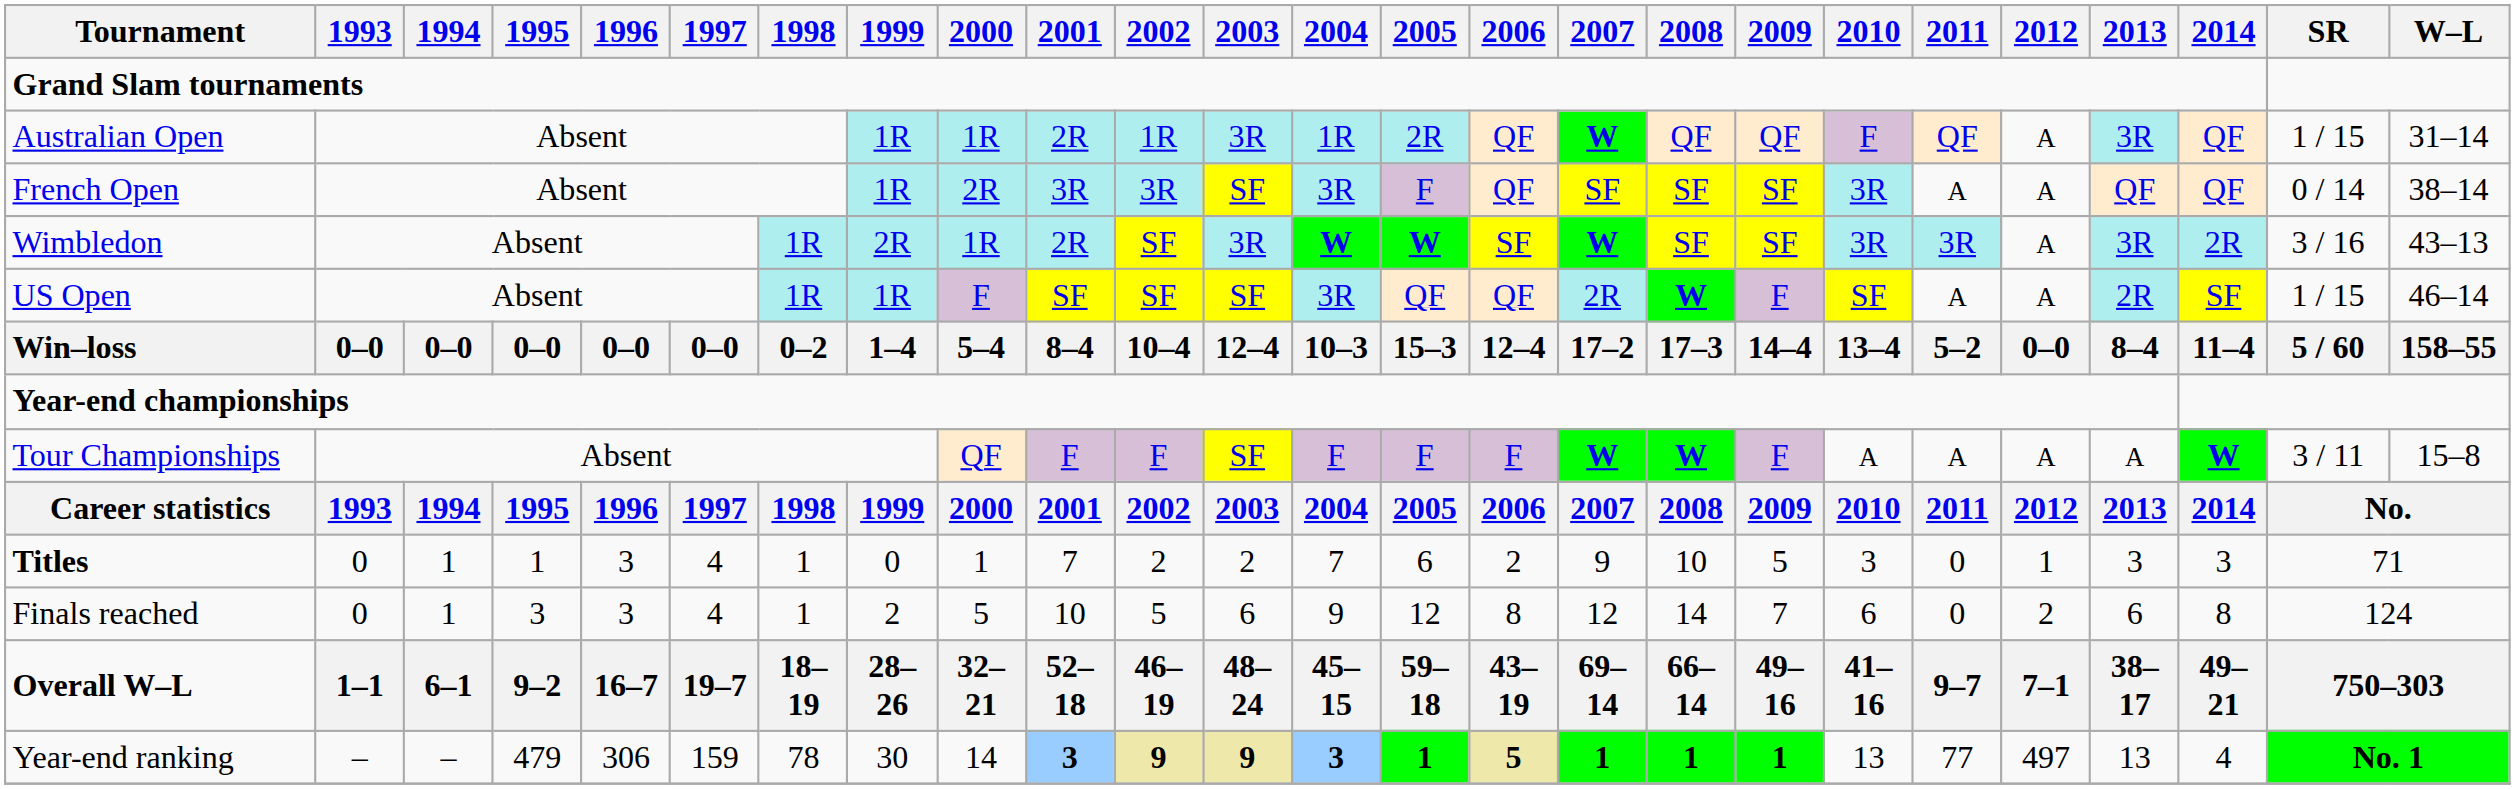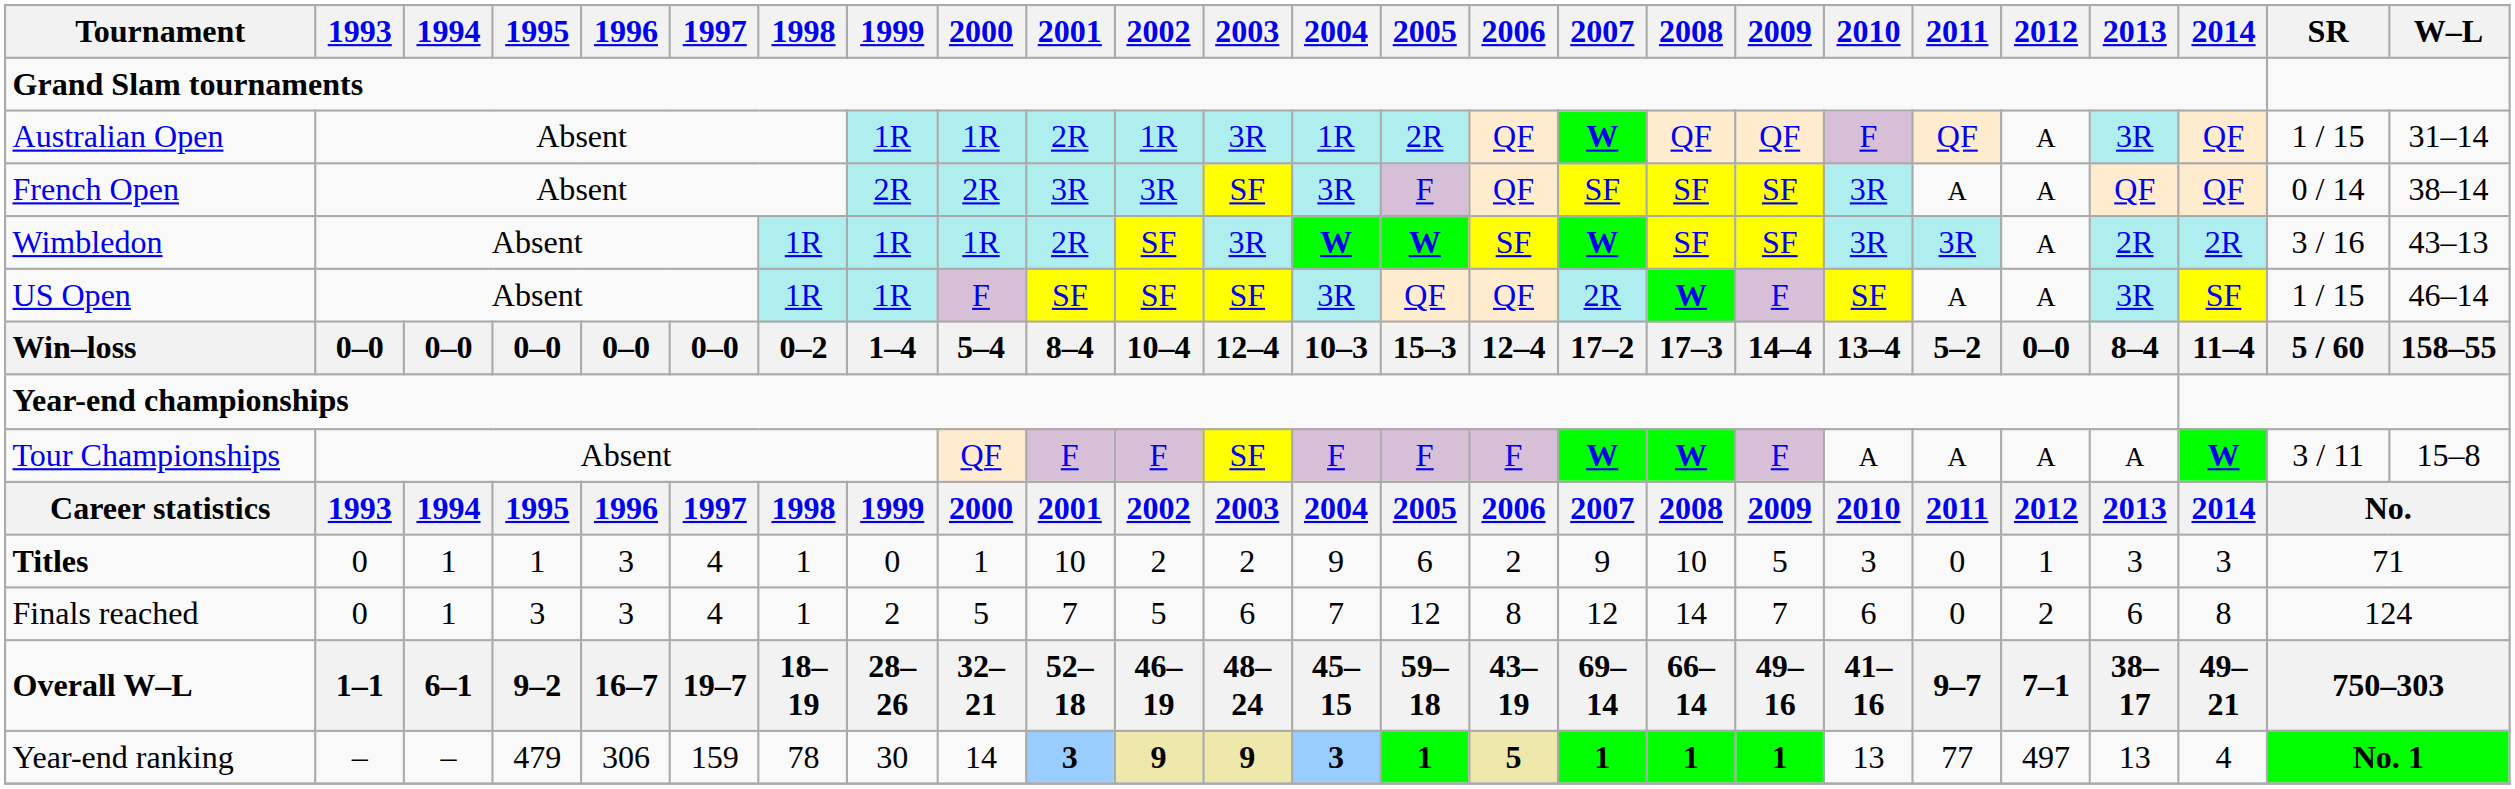(892, 189) 1R -> (892, 189) 2R
(892, 242) 2R -> (892, 242) 1R
(2135, 242) 3R -> (2135, 242) 2R
(2135, 295) 2R -> (2135, 295) 3R
(1070, 559) 7 -> (1070, 559) 10
(1336, 559) 7 -> (1336, 559) 9
(1070, 612) 10 -> (1070, 612) 7
(1336, 612) 9 -> (1336, 612) 7
